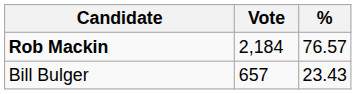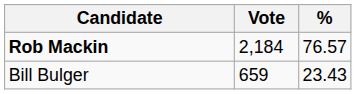(254, 74) 657 -> (254, 74) 659
